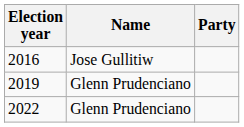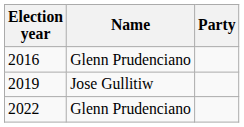(112, 59) Jose Gullitiw -> (131, 59) Glenn Prudenciano
(131, 84) Glenn Prudenciano -> (112, 84) Jose Gullitiw
